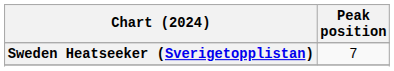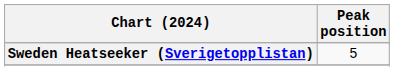(353, 54) 7 -> (353, 54) 5
